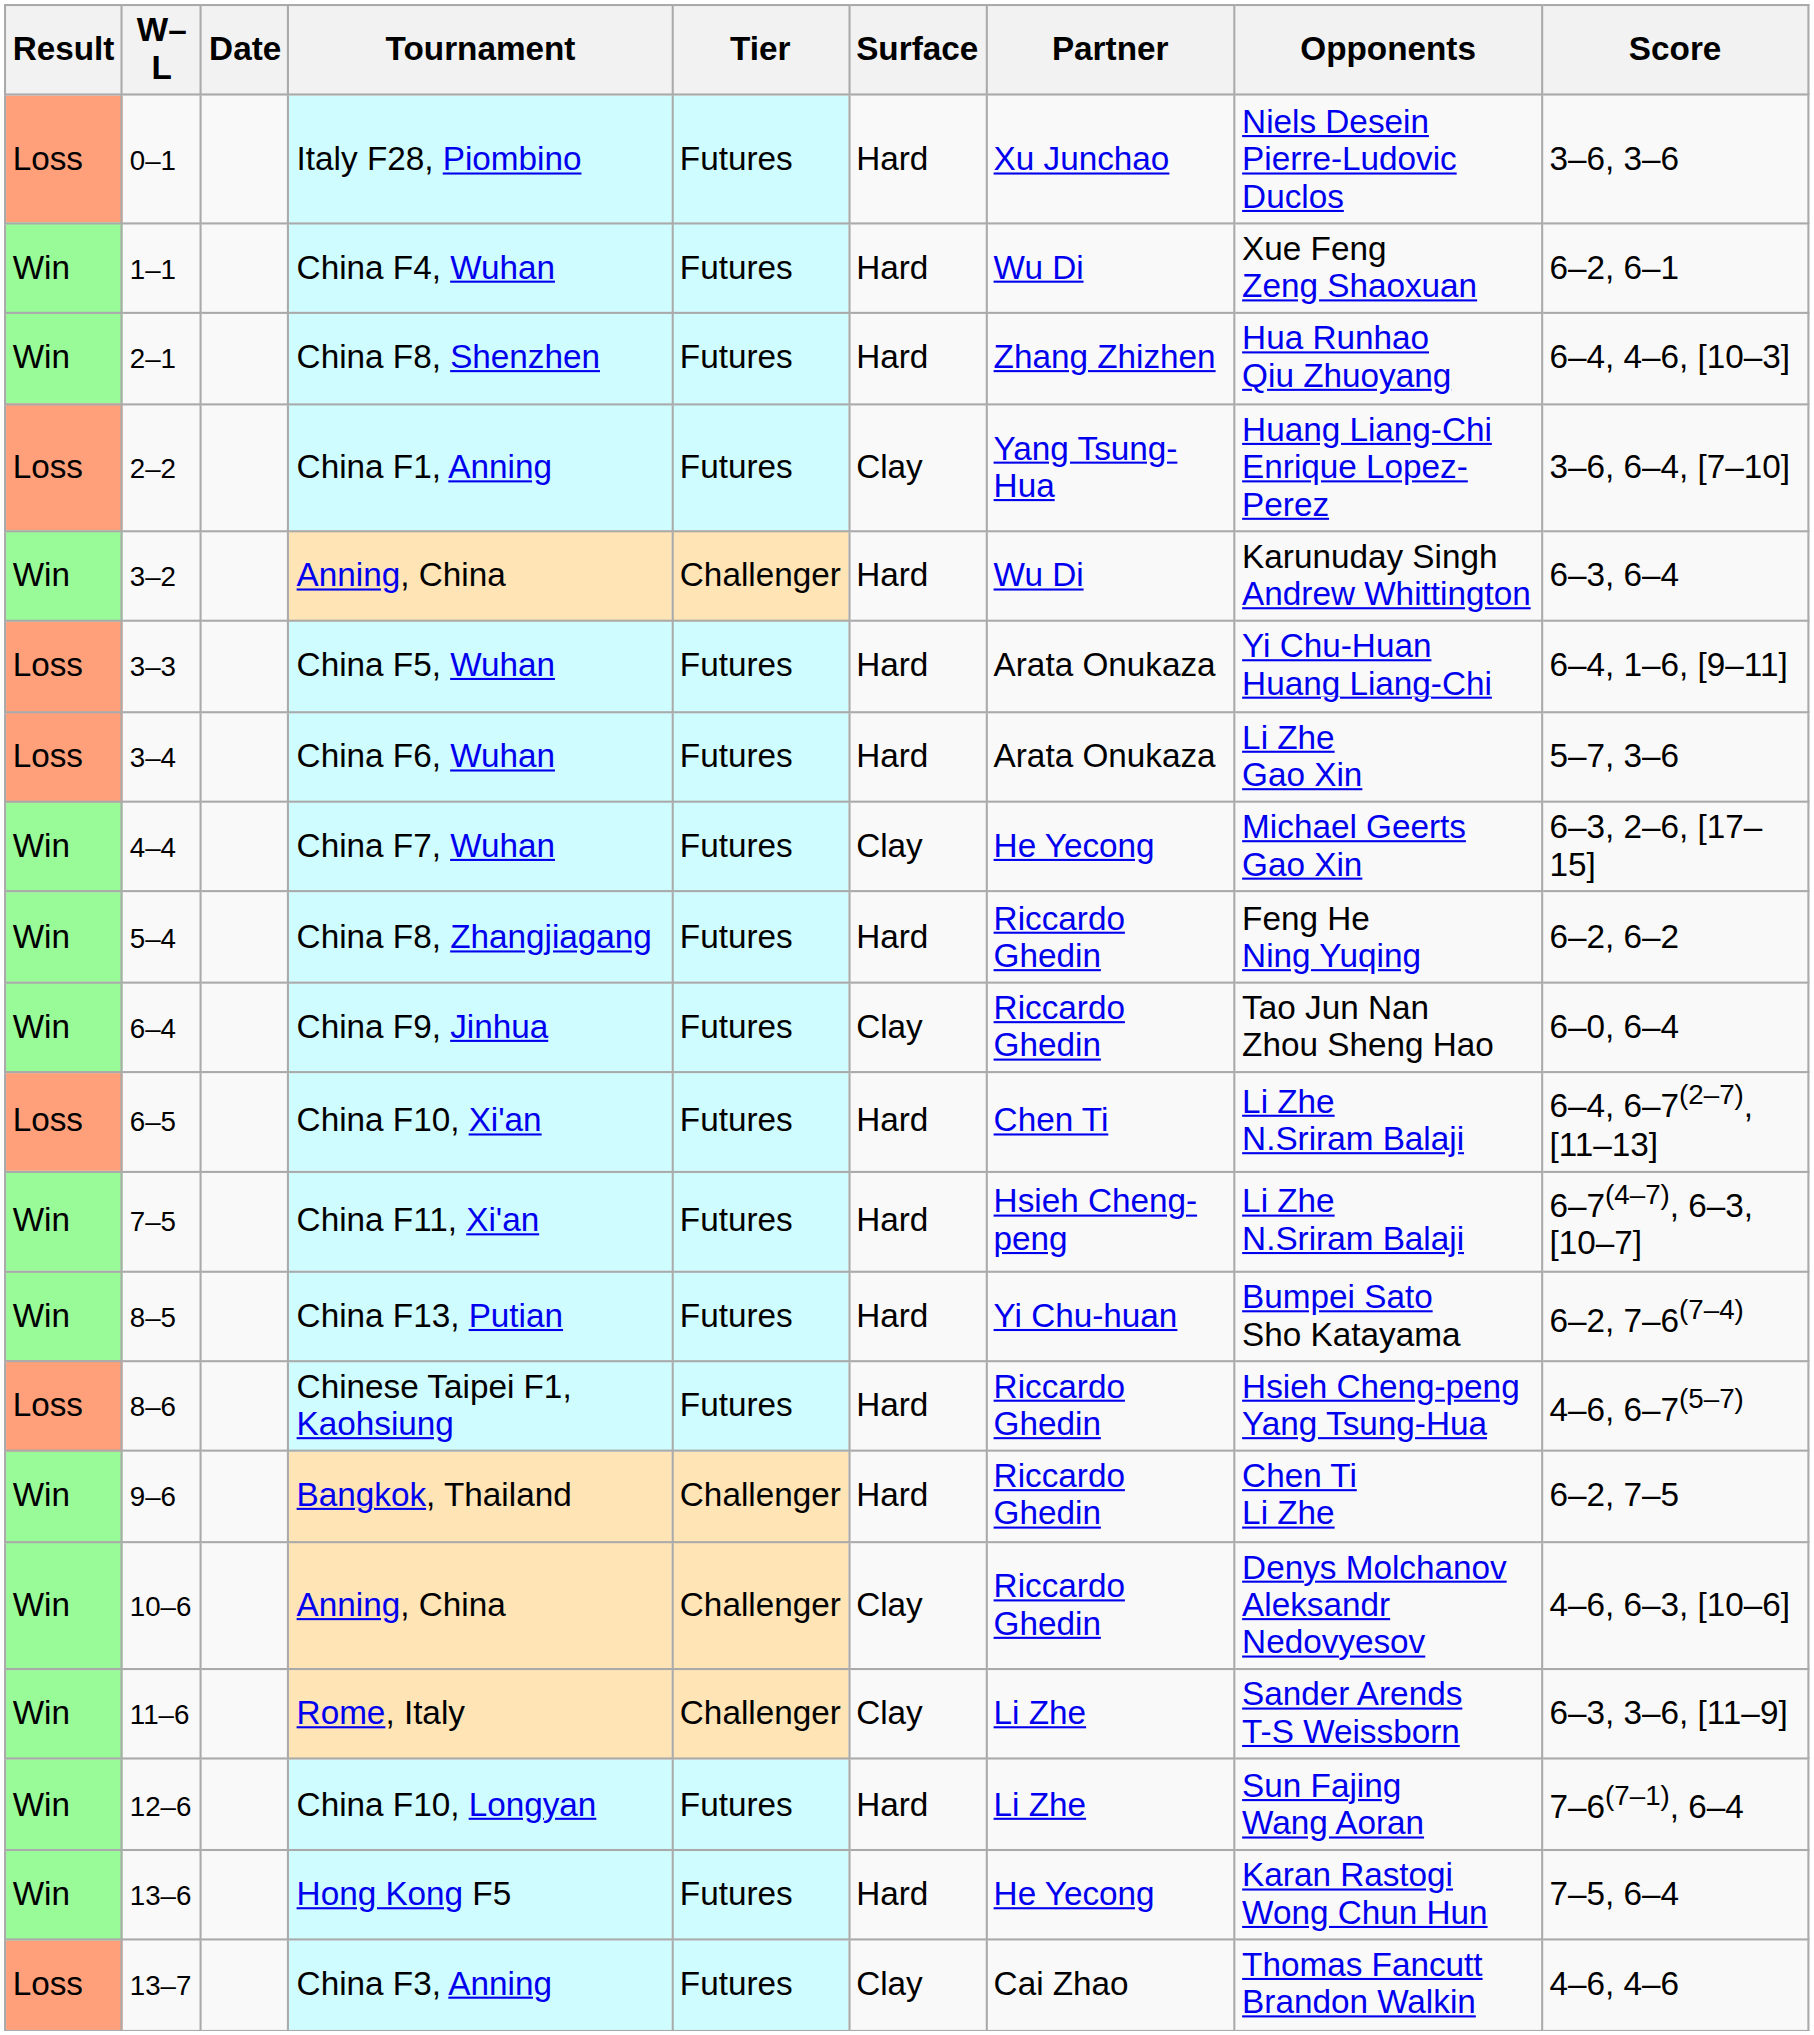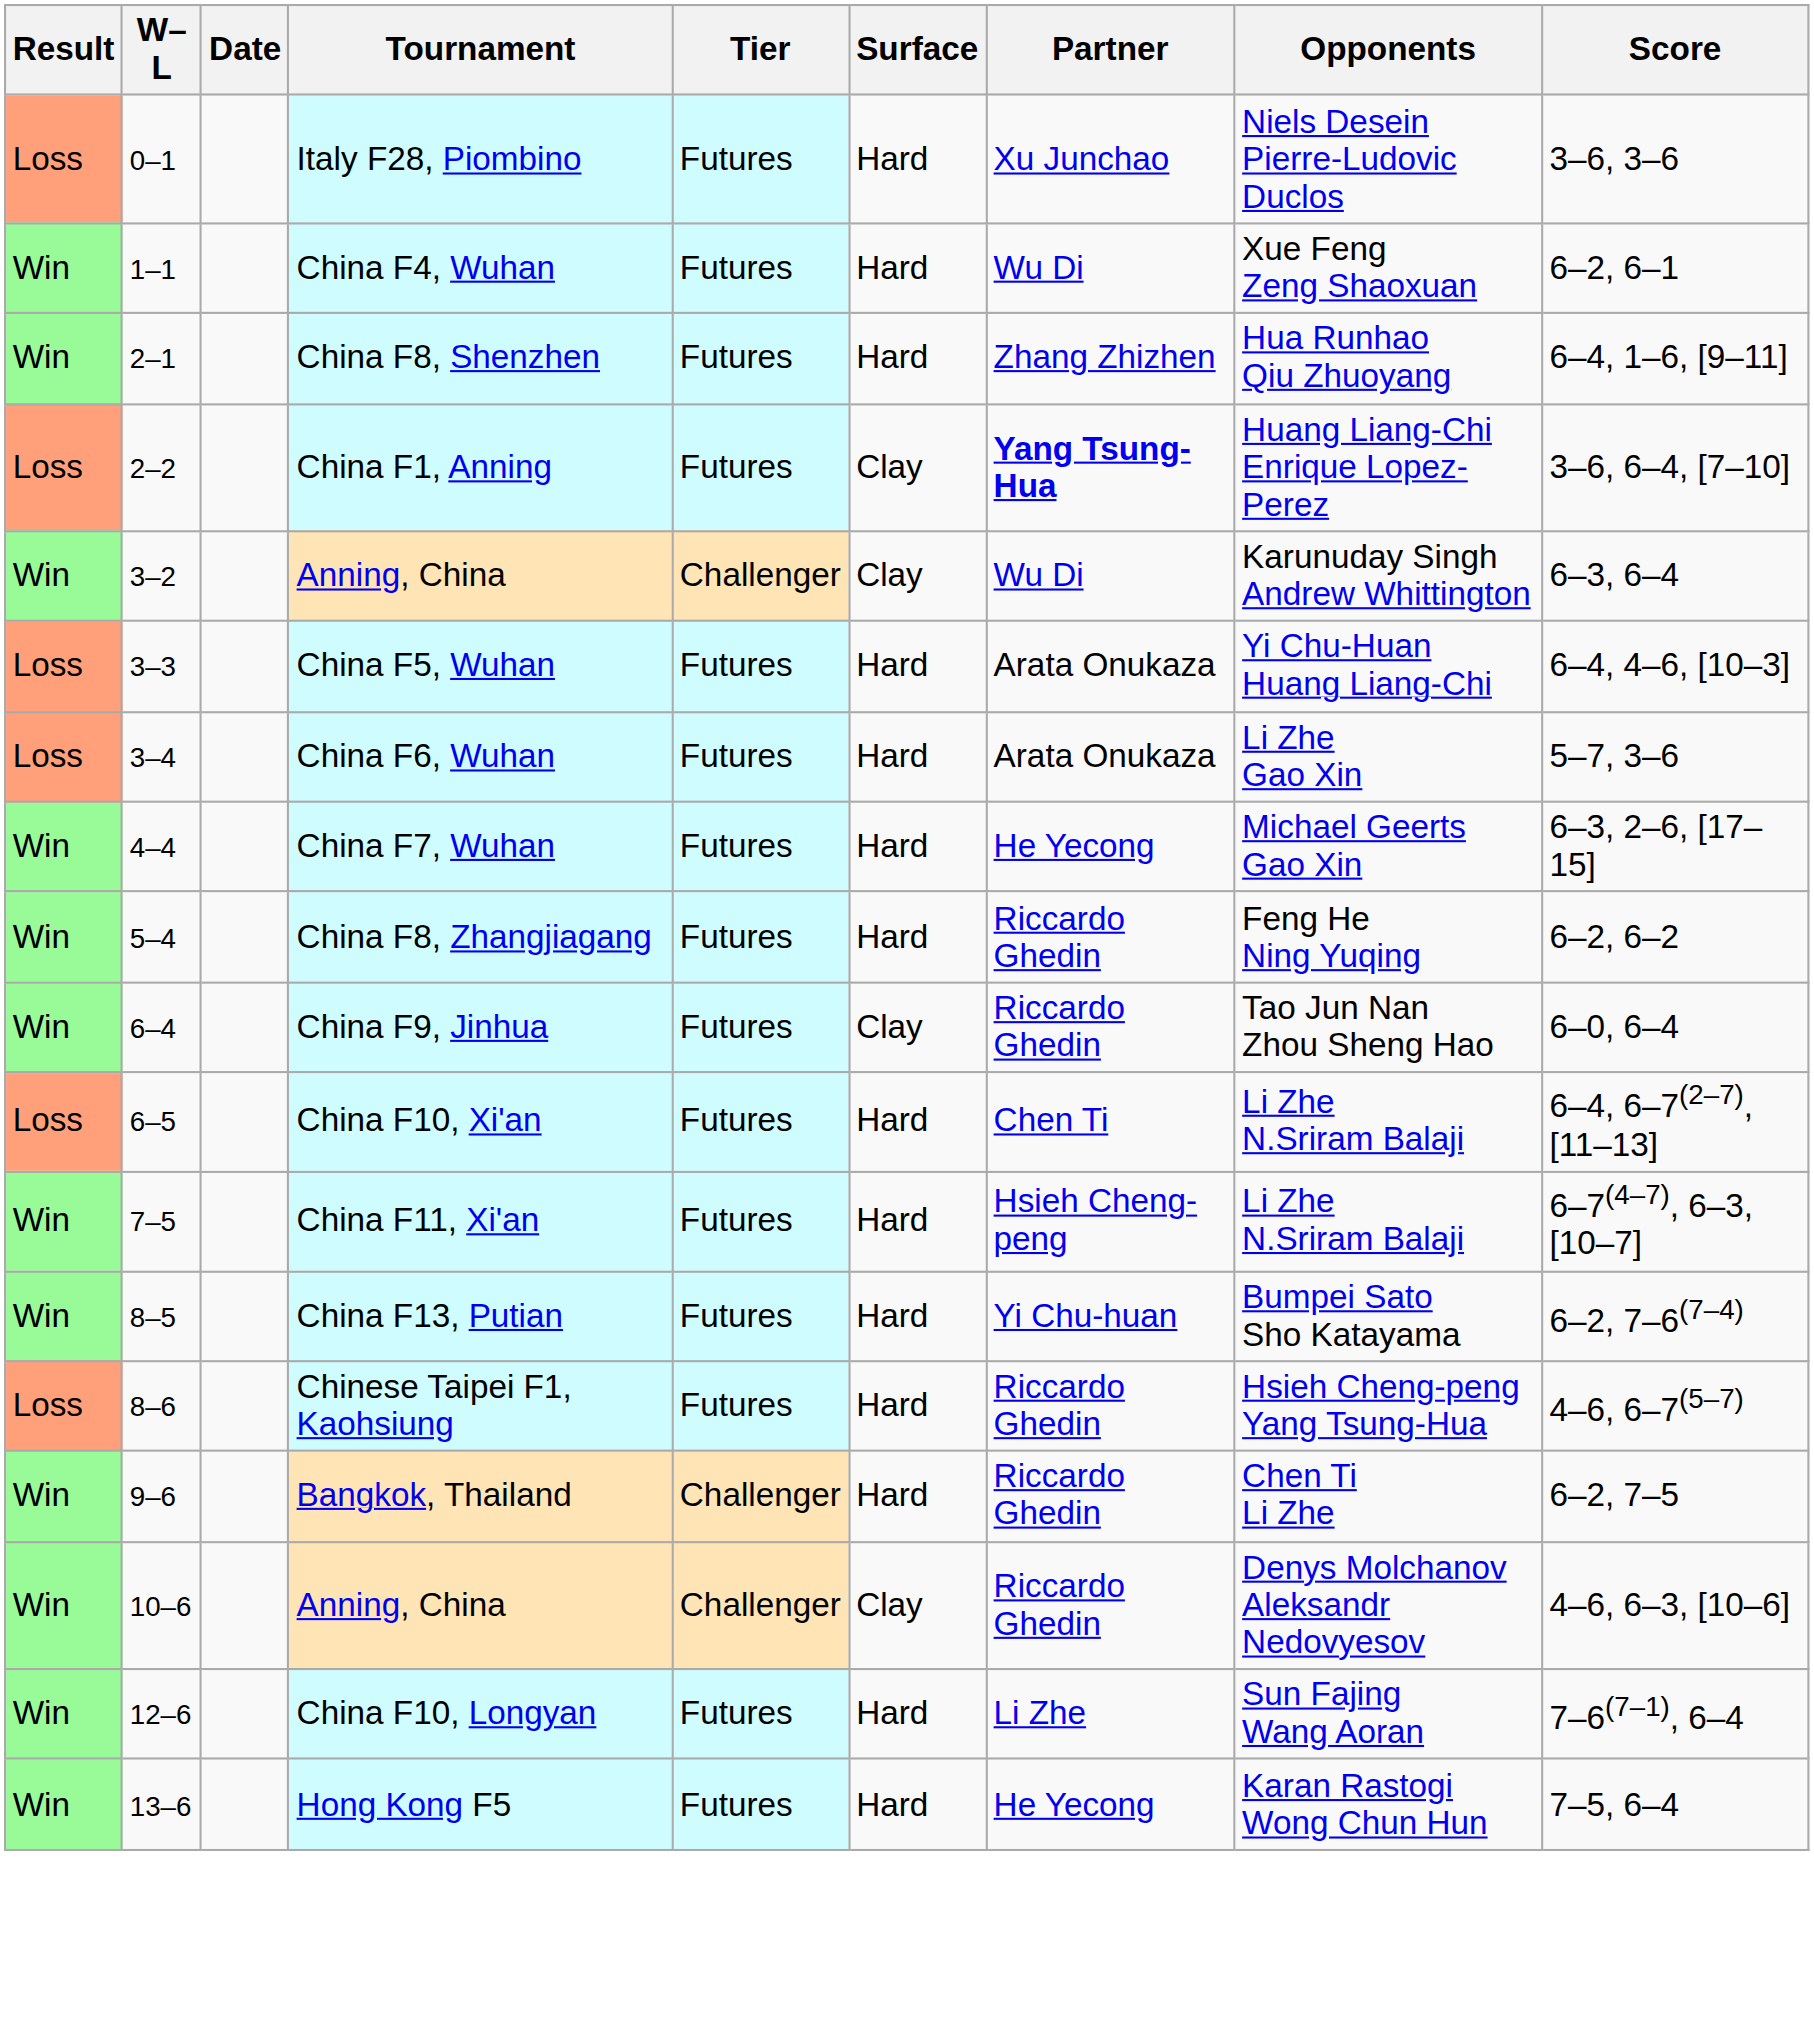(1670, 357) 6–4, 4–6, [10–3] -> (1669, 357) 6–4, 1–6, [9–11]
(1085, 466) normal -> (1092, 466) bold
(892, 575) Hard -> (889, 575) Clay
(1669, 665) 6–4, 1–6, [9–11] -> (1670, 665) 6–4, 4–6, [10–3]
(889, 846) Clay -> (892, 846) Hard
- row: (160, 1715)
- row: (161, 1986)
